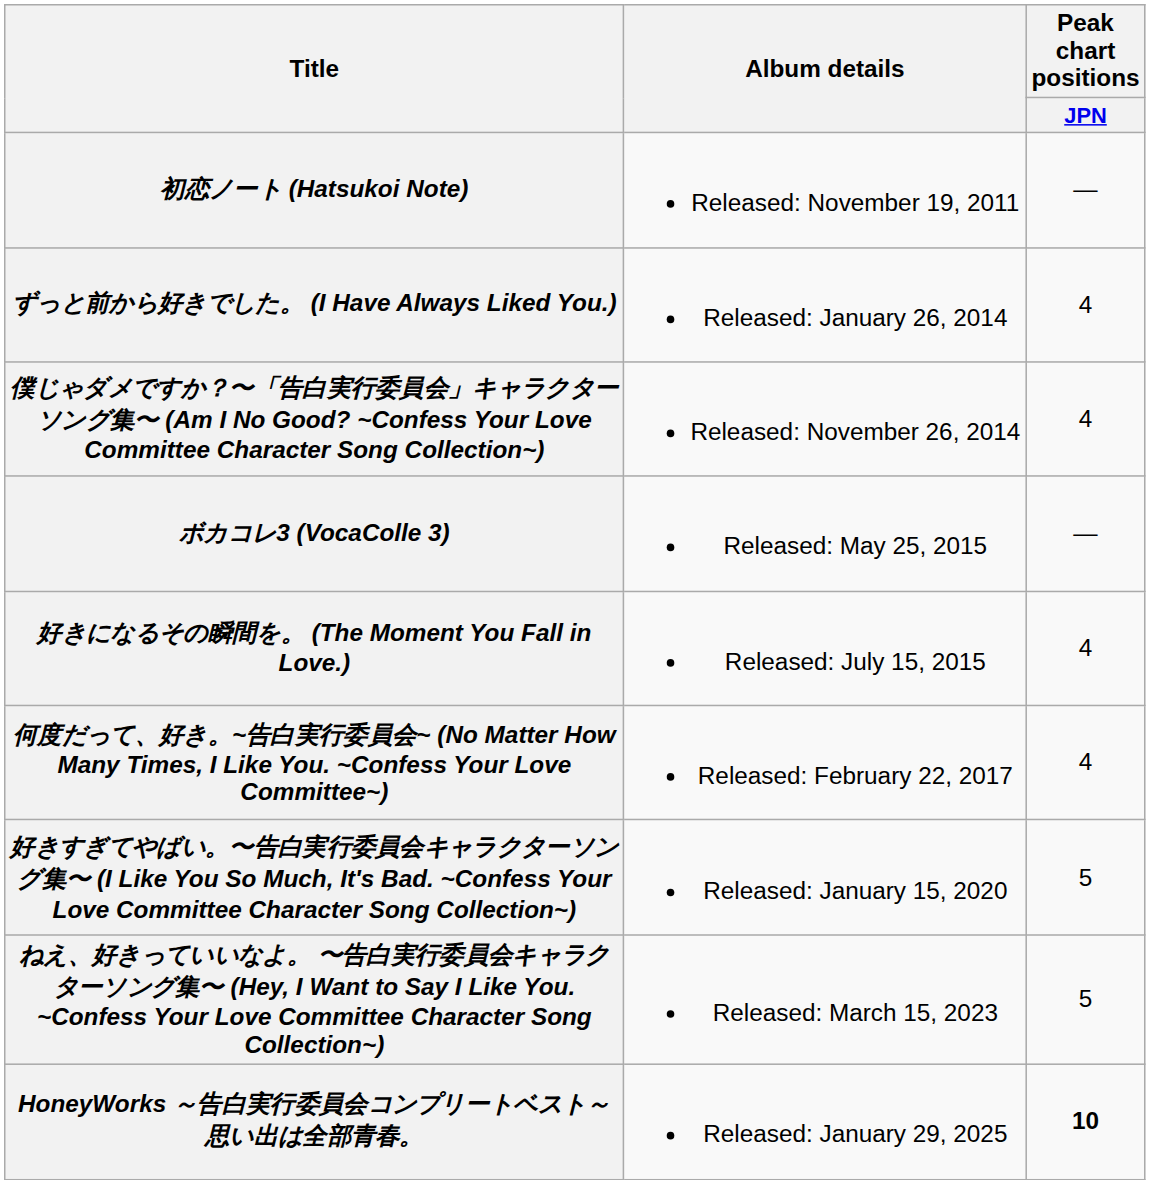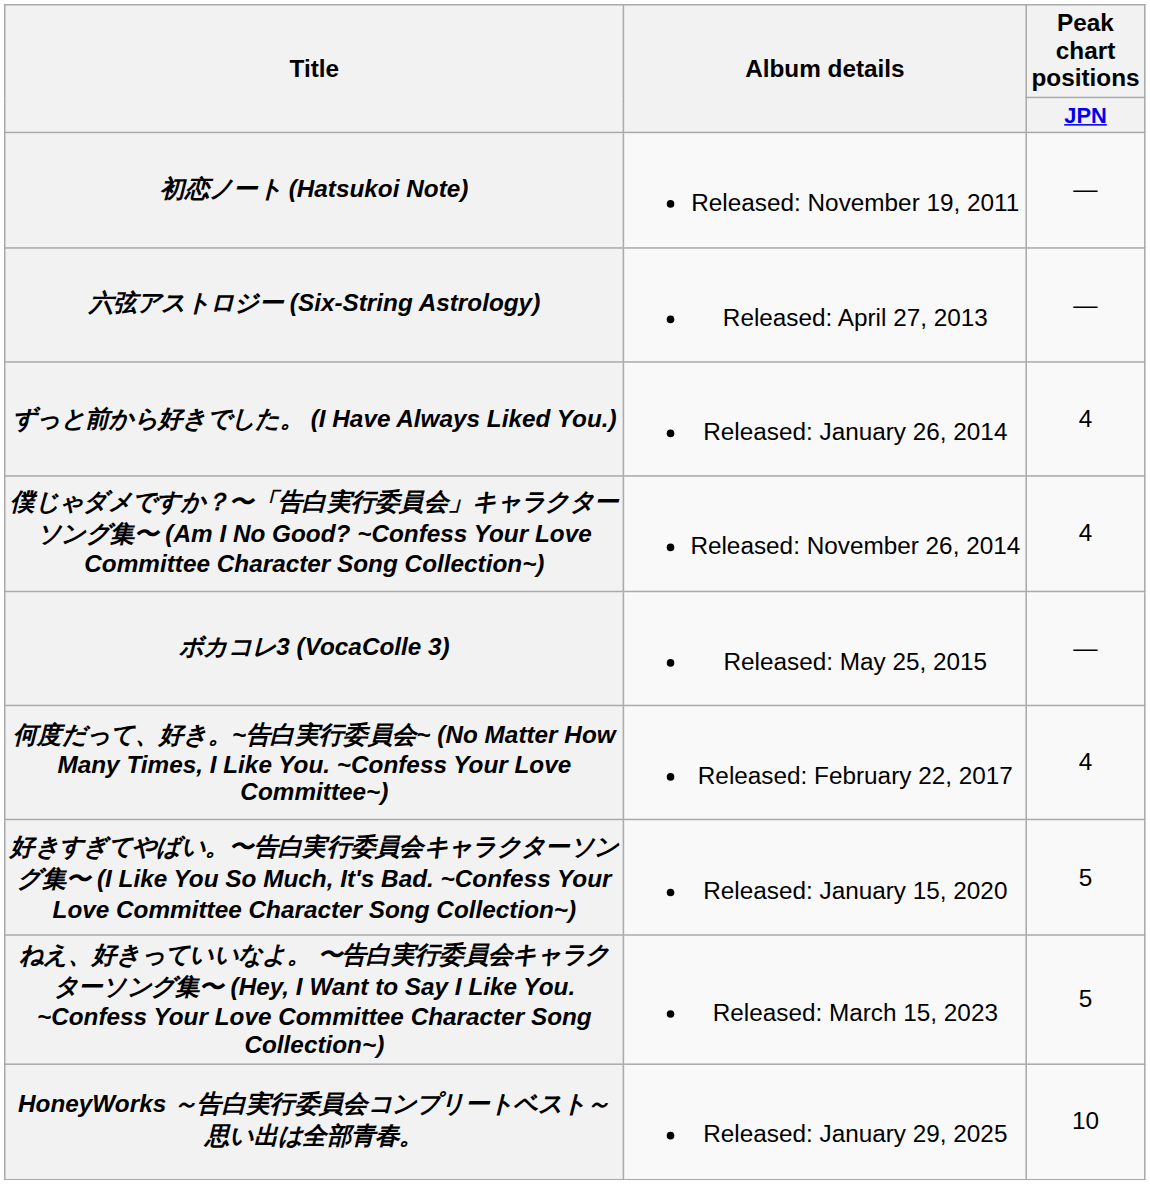+ row: (314, 303)
- row: (314, 648)
(1086, 1121) bold -> (1086, 1121) normal
